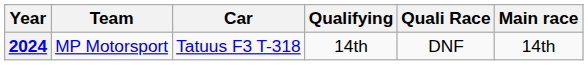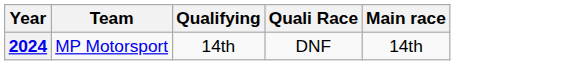- column: (238, 19)
